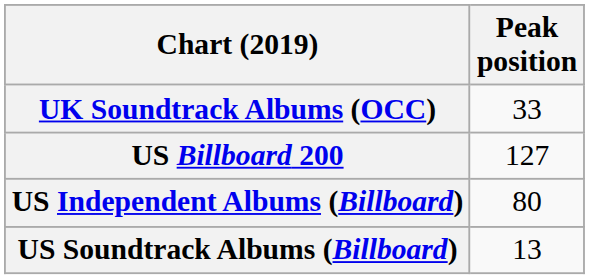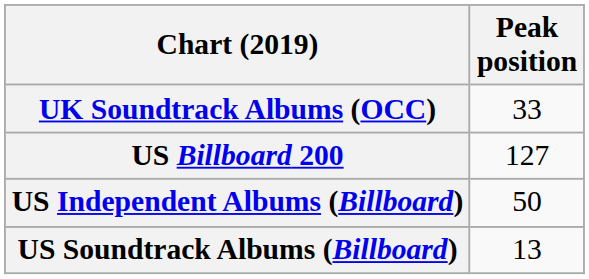(527, 202) 80 -> (527, 202) 50
